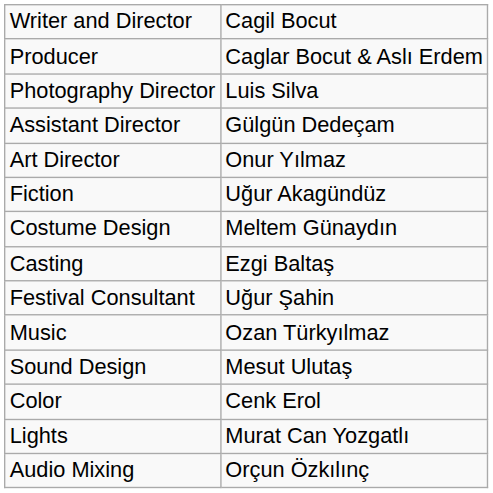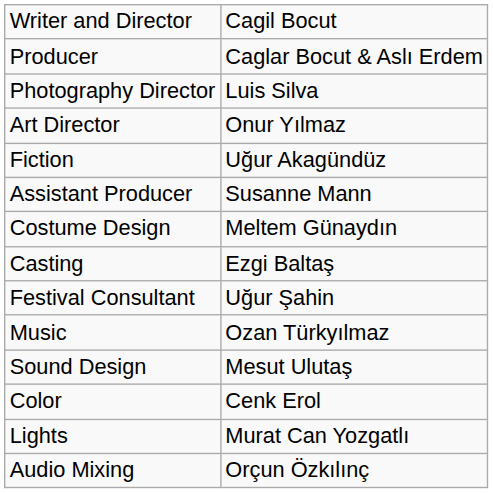- row: (95, 125)
+ row: (101, 194)
